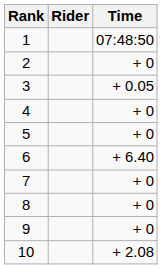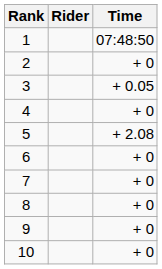(143, 134) + 0 -> (133, 134) + 2.08
(133, 157) + 6.40 -> (143, 157) + 0
(133, 252) + 2.08 -> (143, 252) + 0
